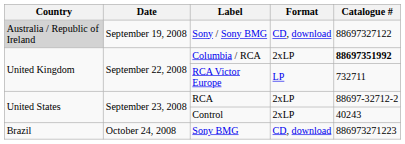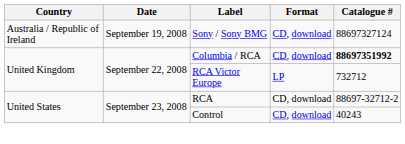(53, 34) lightgrey background -> (53, 34) no background
(364, 34) 88697327122 -> (364, 34) 88697327124
(283, 55) 2xLP -> (302, 55) CD, download
(351, 77) 732711 -> (351, 77) 732712
(283, 99) 2xLP -> (302, 99) CD, download
(283, 115) 2xLP -> (302, 115) CD, download
- row: (215, 131)
